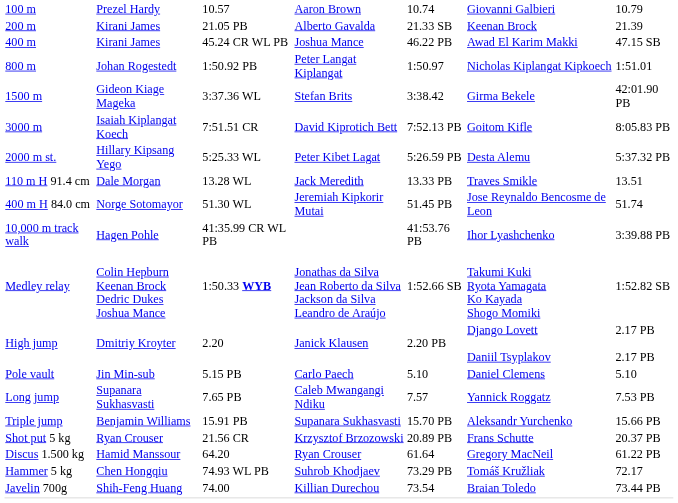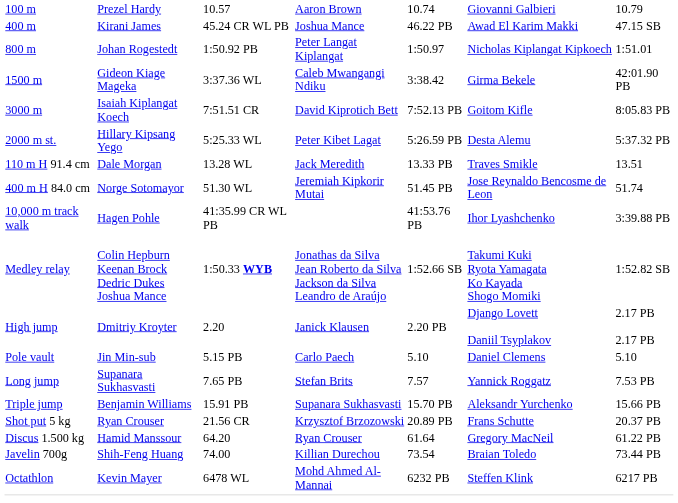- row: (21, 25)
(323, 96) Stefan Brits -> (340, 79) Caleb Mwangangi Ndiku
(339, 397) Caleb Mwangangi Ndiku -> (324, 380) Stefan Brits
- row: (39, 471)
+ row: (29, 478)
